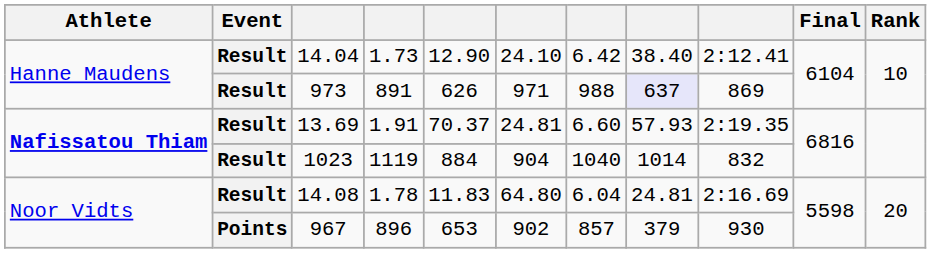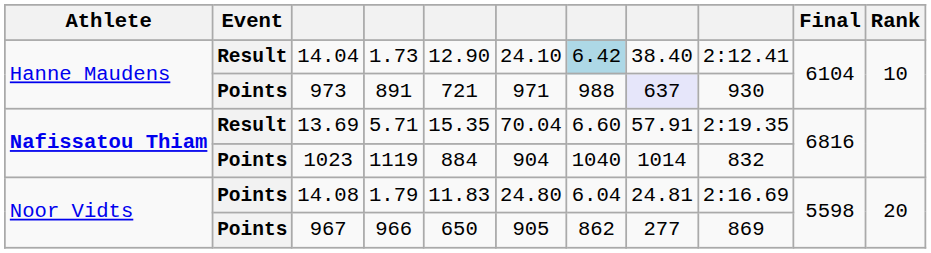(596, 56) no background -> (596, 56) lightblue background
(252, 91) Result -> (252, 91) Points
(459, 91) 626 -> (459, 91) 721
(746, 91) 869 -> (746, 91) 930
(394, 126) 1.91 -> (394, 126) 5.71
(459, 126) 70.37 -> (459, 126) 15.35
(531, 126) 24.81 -> (531, 126) 70.04
(662, 126) 57.93 -> (662, 126) 57.91
(252, 160) Result -> (252, 160) Points
(252, 195) Result -> (252, 195) Points
(394, 195) 1.78 -> (394, 195) 1.79
(531, 195) 64.80 -> (531, 195) 24.80
(394, 229) 896 -> (394, 229) 966
(459, 229) 653 -> (459, 229) 650
(531, 229) 902 -> (531, 229) 905
(596, 229) 857 -> (596, 229) 862
(662, 229) 379 -> (662, 229) 277
(746, 229) 930 -> (746, 229) 869
